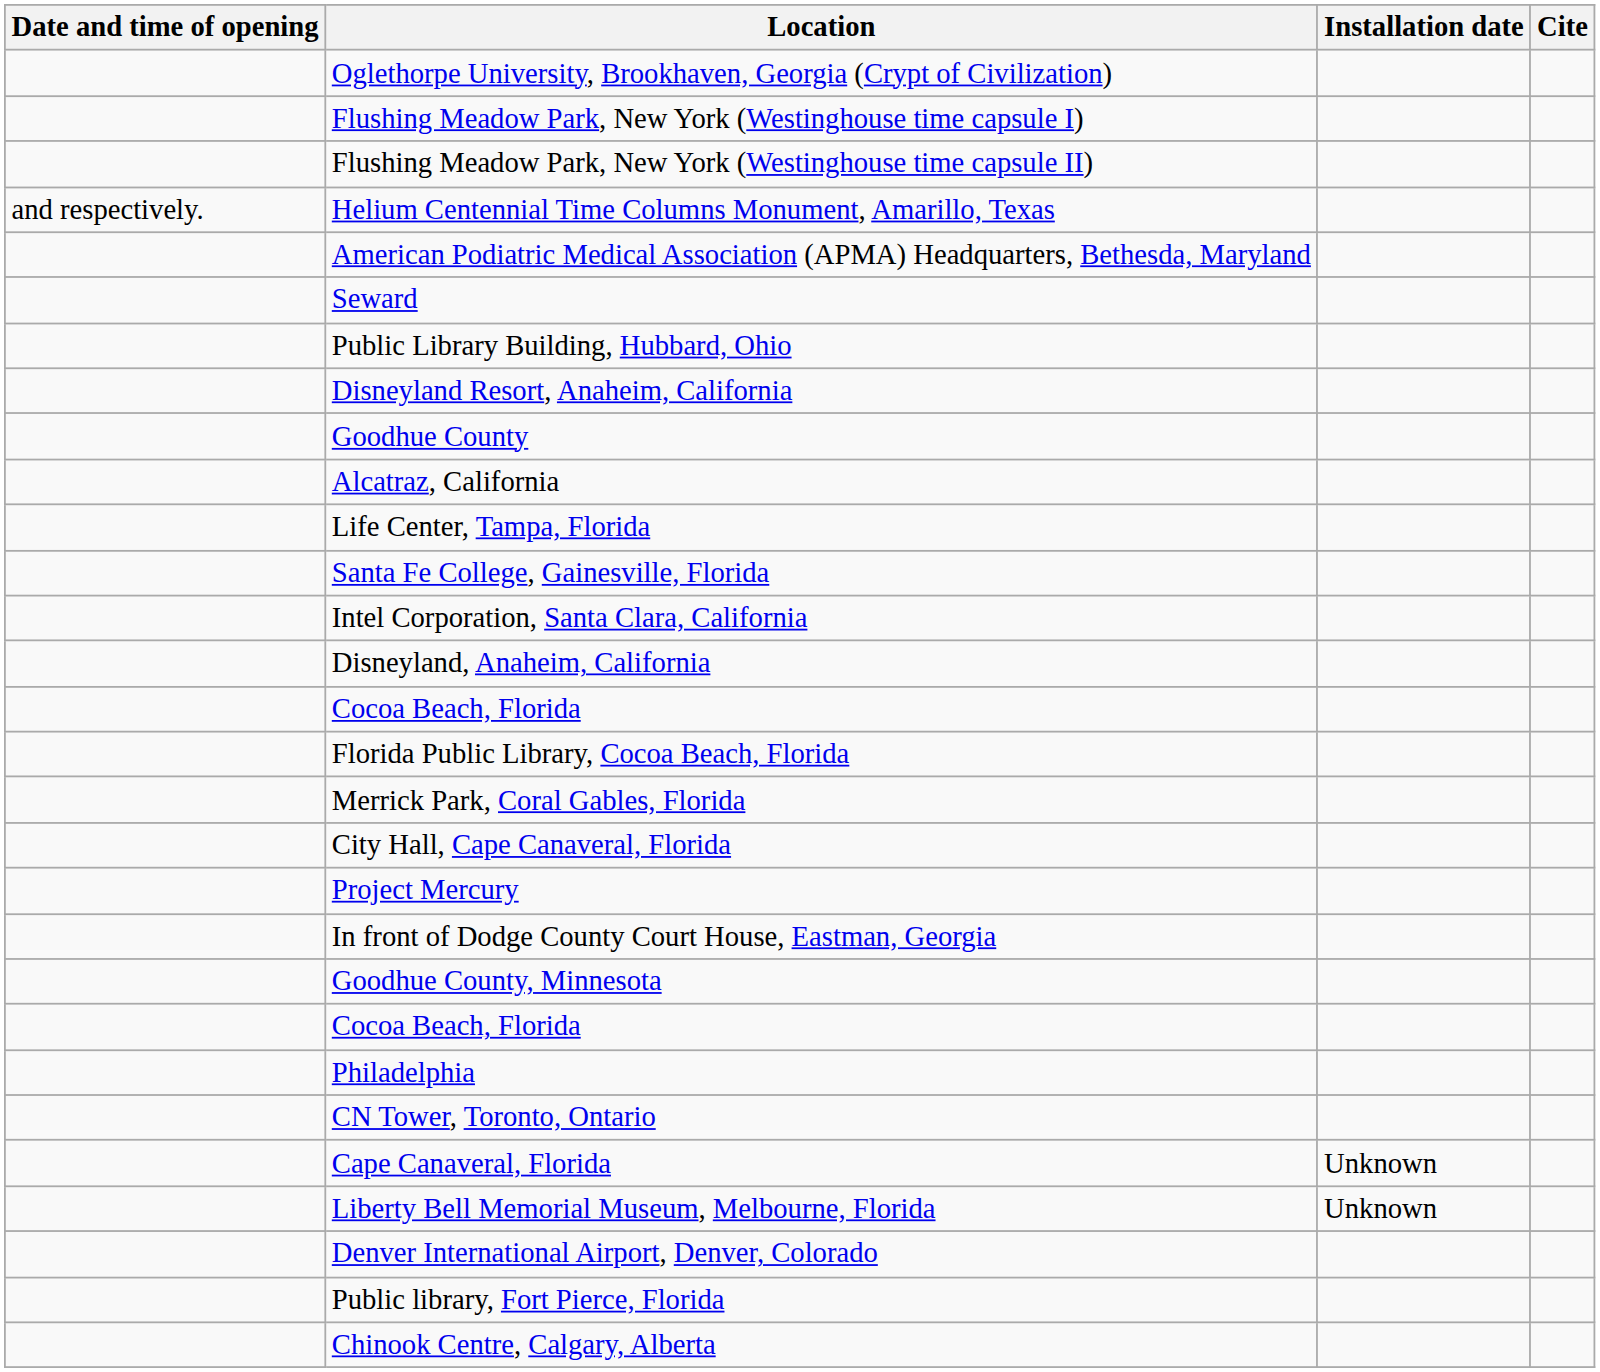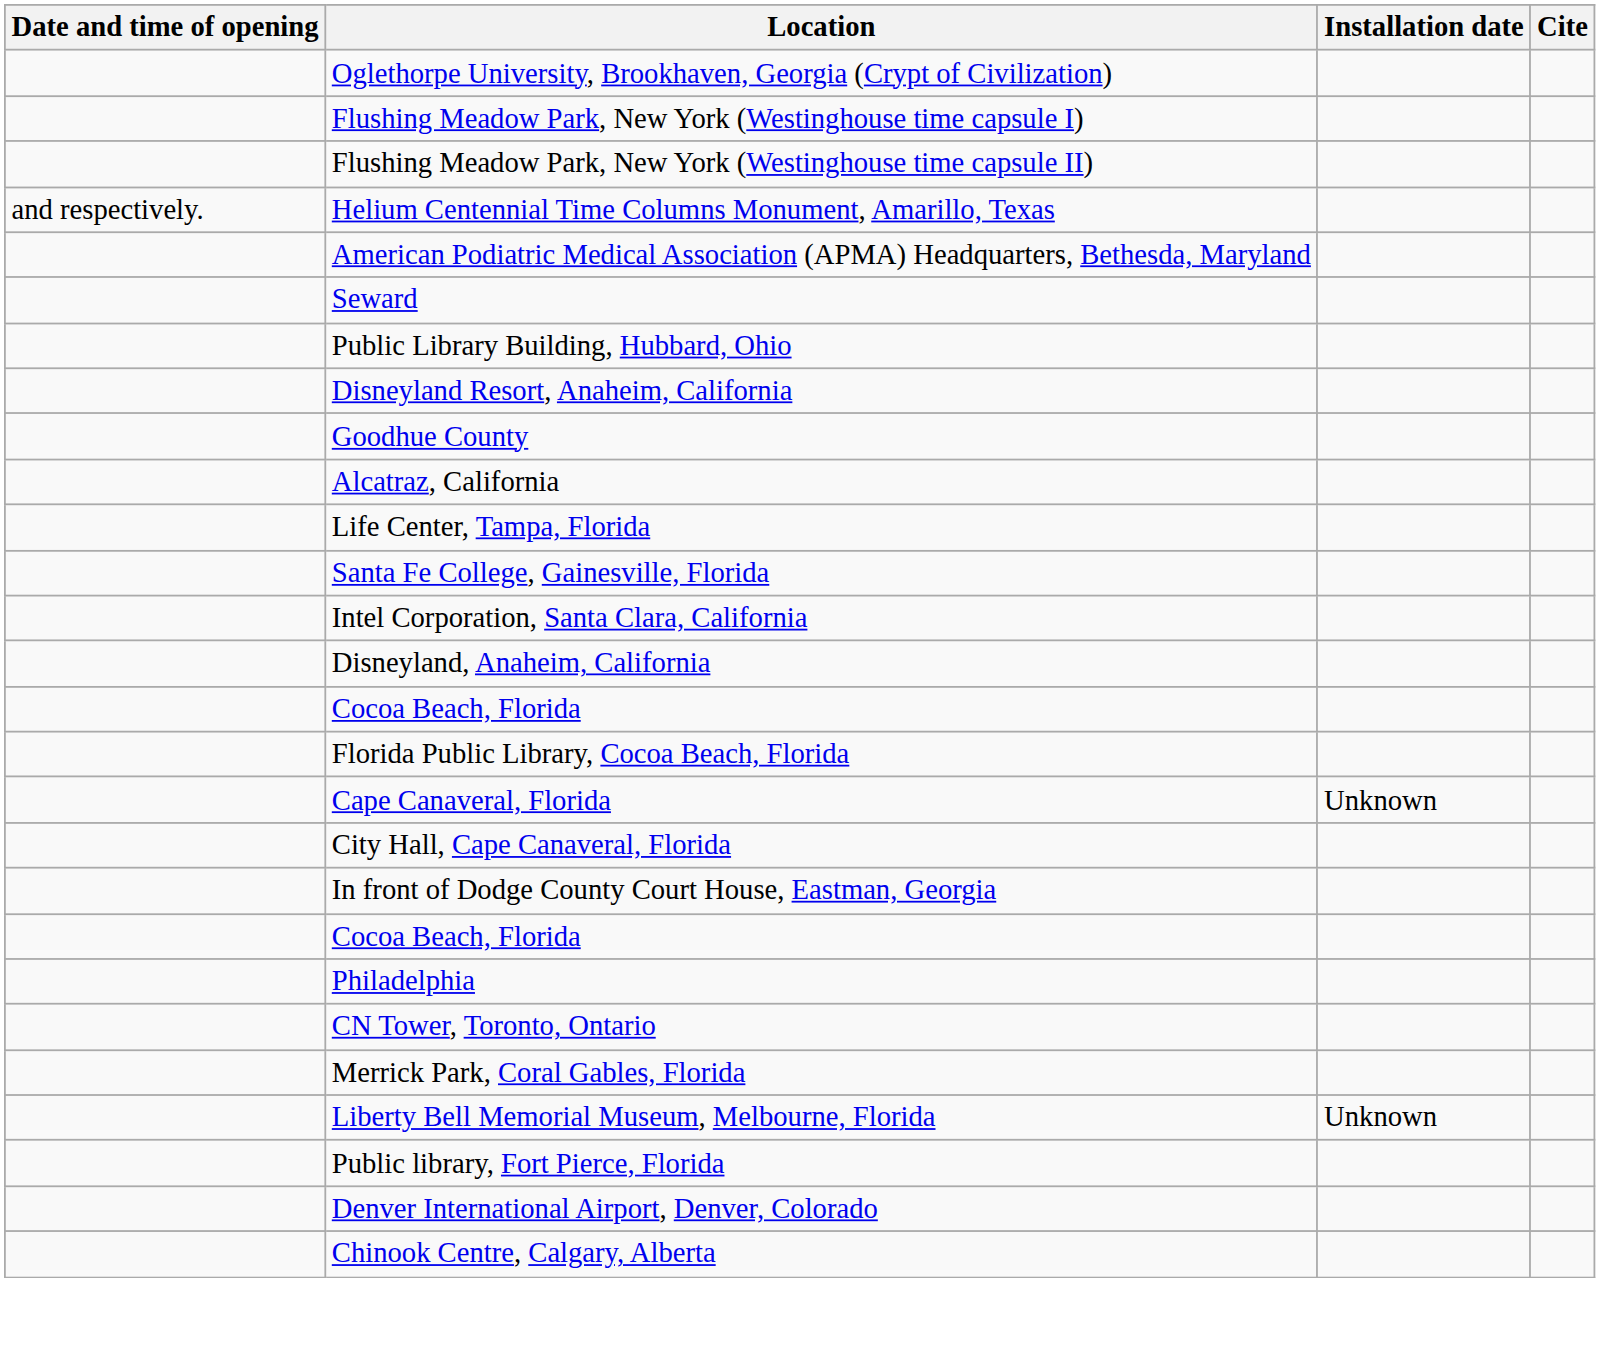rows swapped: (165, 800) <-> (165, 1163)
- row: (165, 891)
- row: (165, 981)
rows swapped: (165, 1254) <-> (165, 1299)
